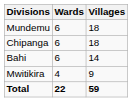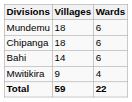columns swapped: (69, 12) <-> (107, 12)
